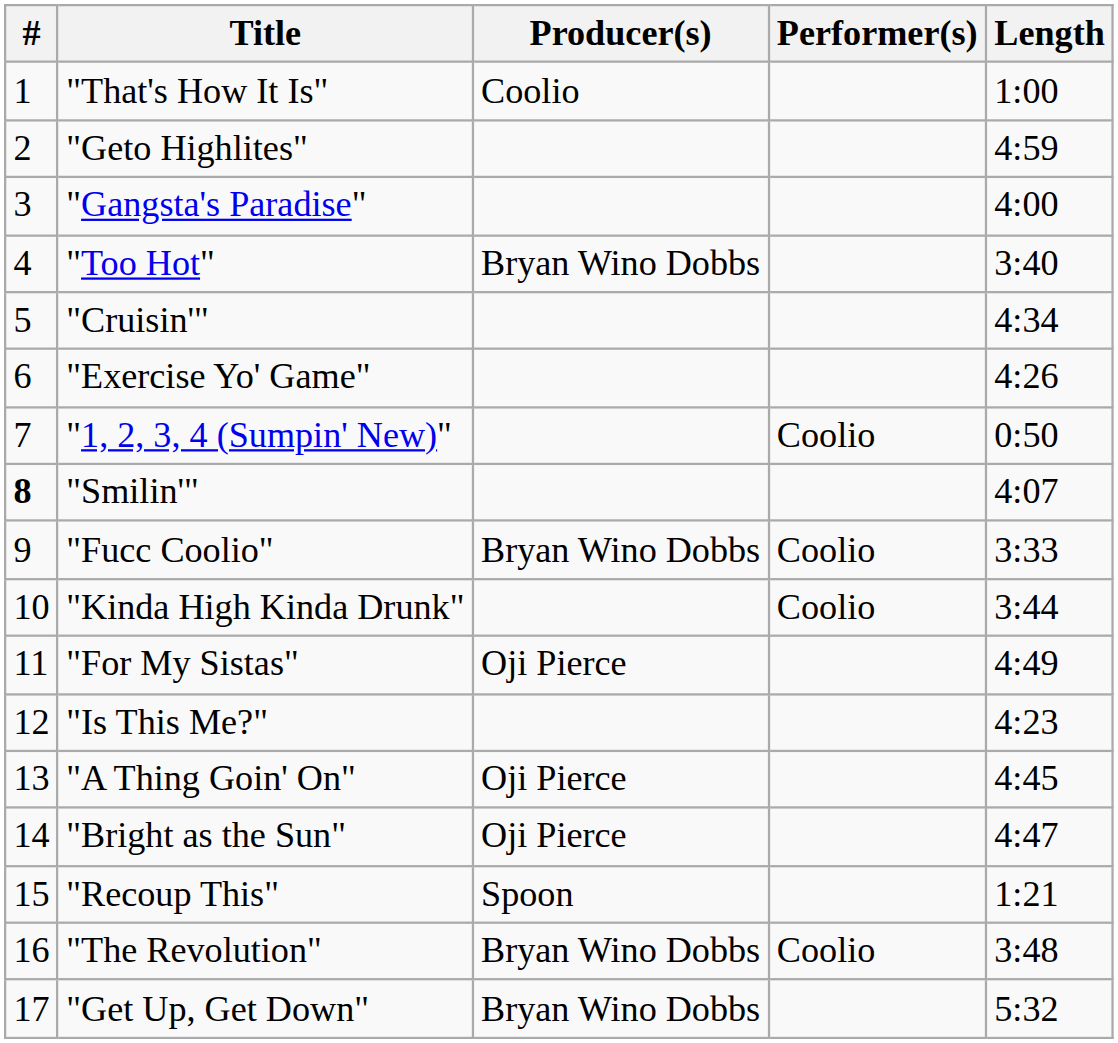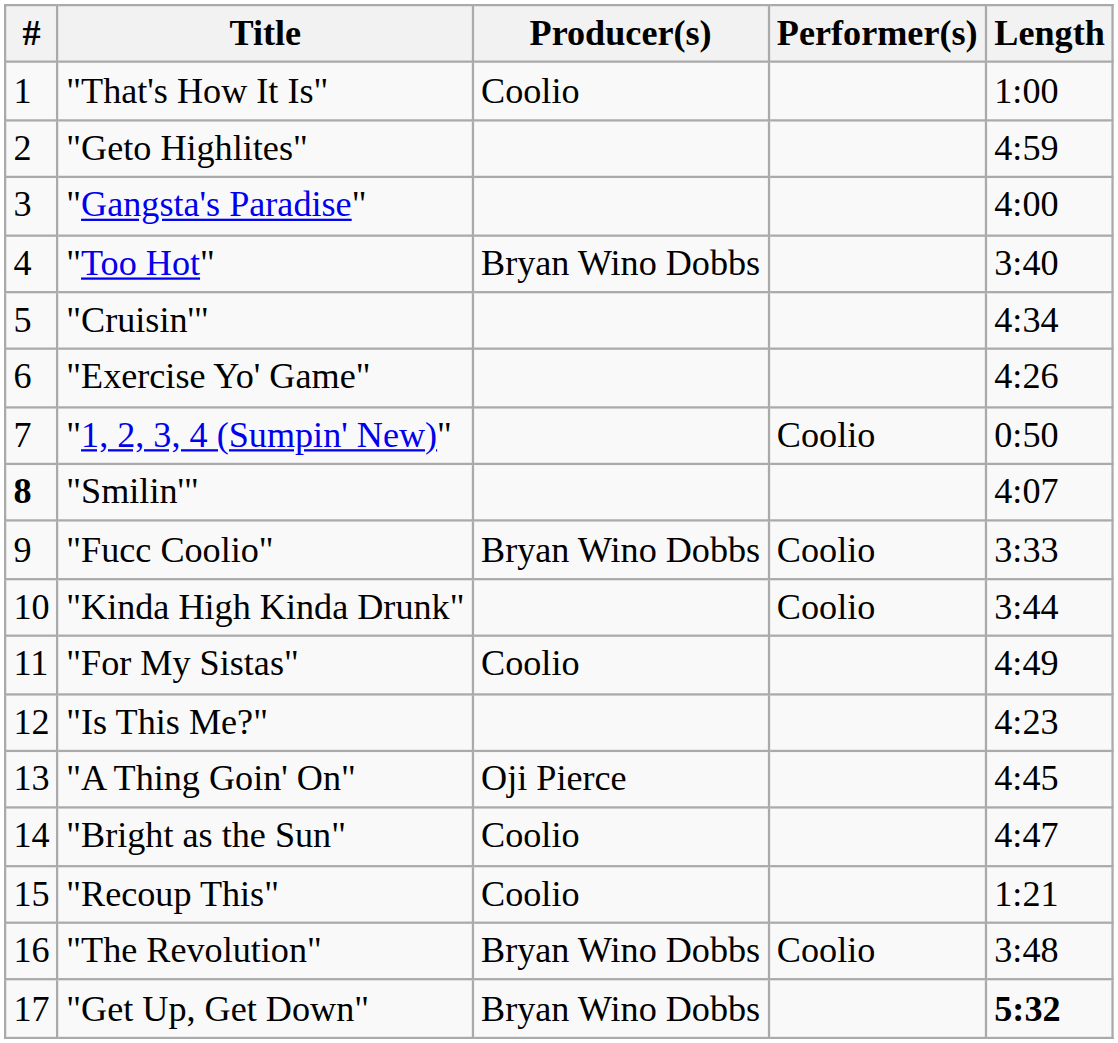(554, 663) Oji Pierce -> (530, 663) Coolio
(554, 836) Oji Pierce -> (530, 836) Coolio
(527, 893) Spoon -> (530, 893) Coolio
(1026, 1008) normal -> (1027, 1008) bold
